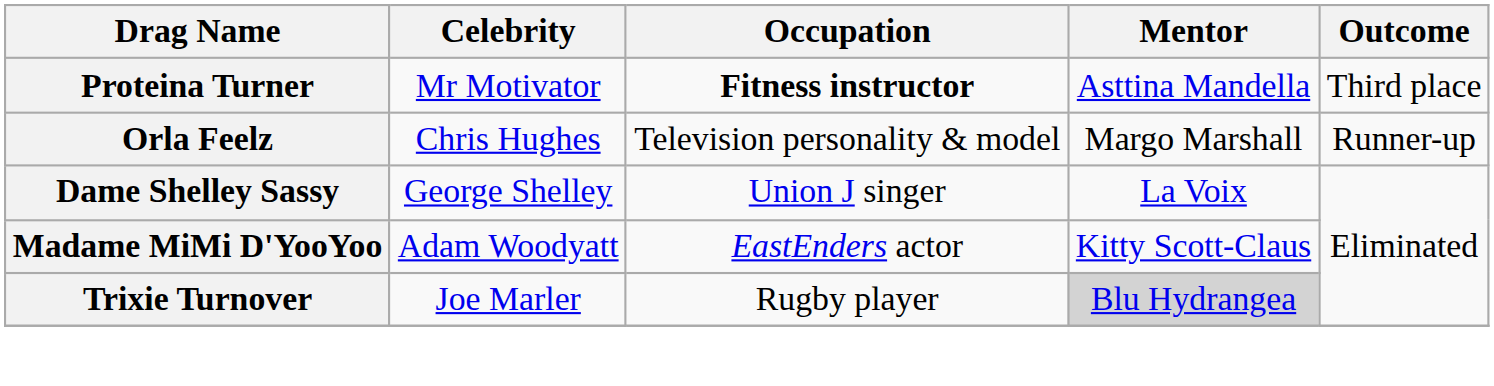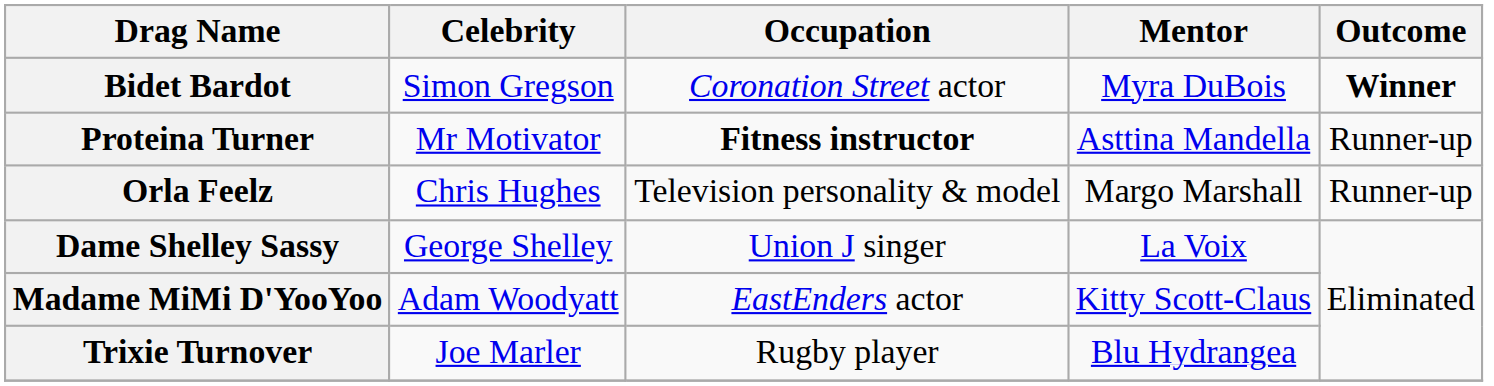+ row: (198, 84)
(1404, 84) Third place -> (1401, 138) Runner-up
(1194, 298) lightgrey background -> (1194, 352) no background
